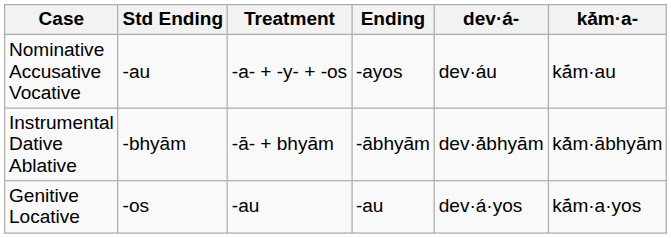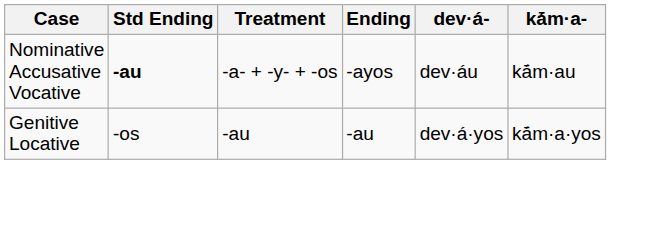(136, 71) normal -> (127, 71) bold
- row: (61, 144)
